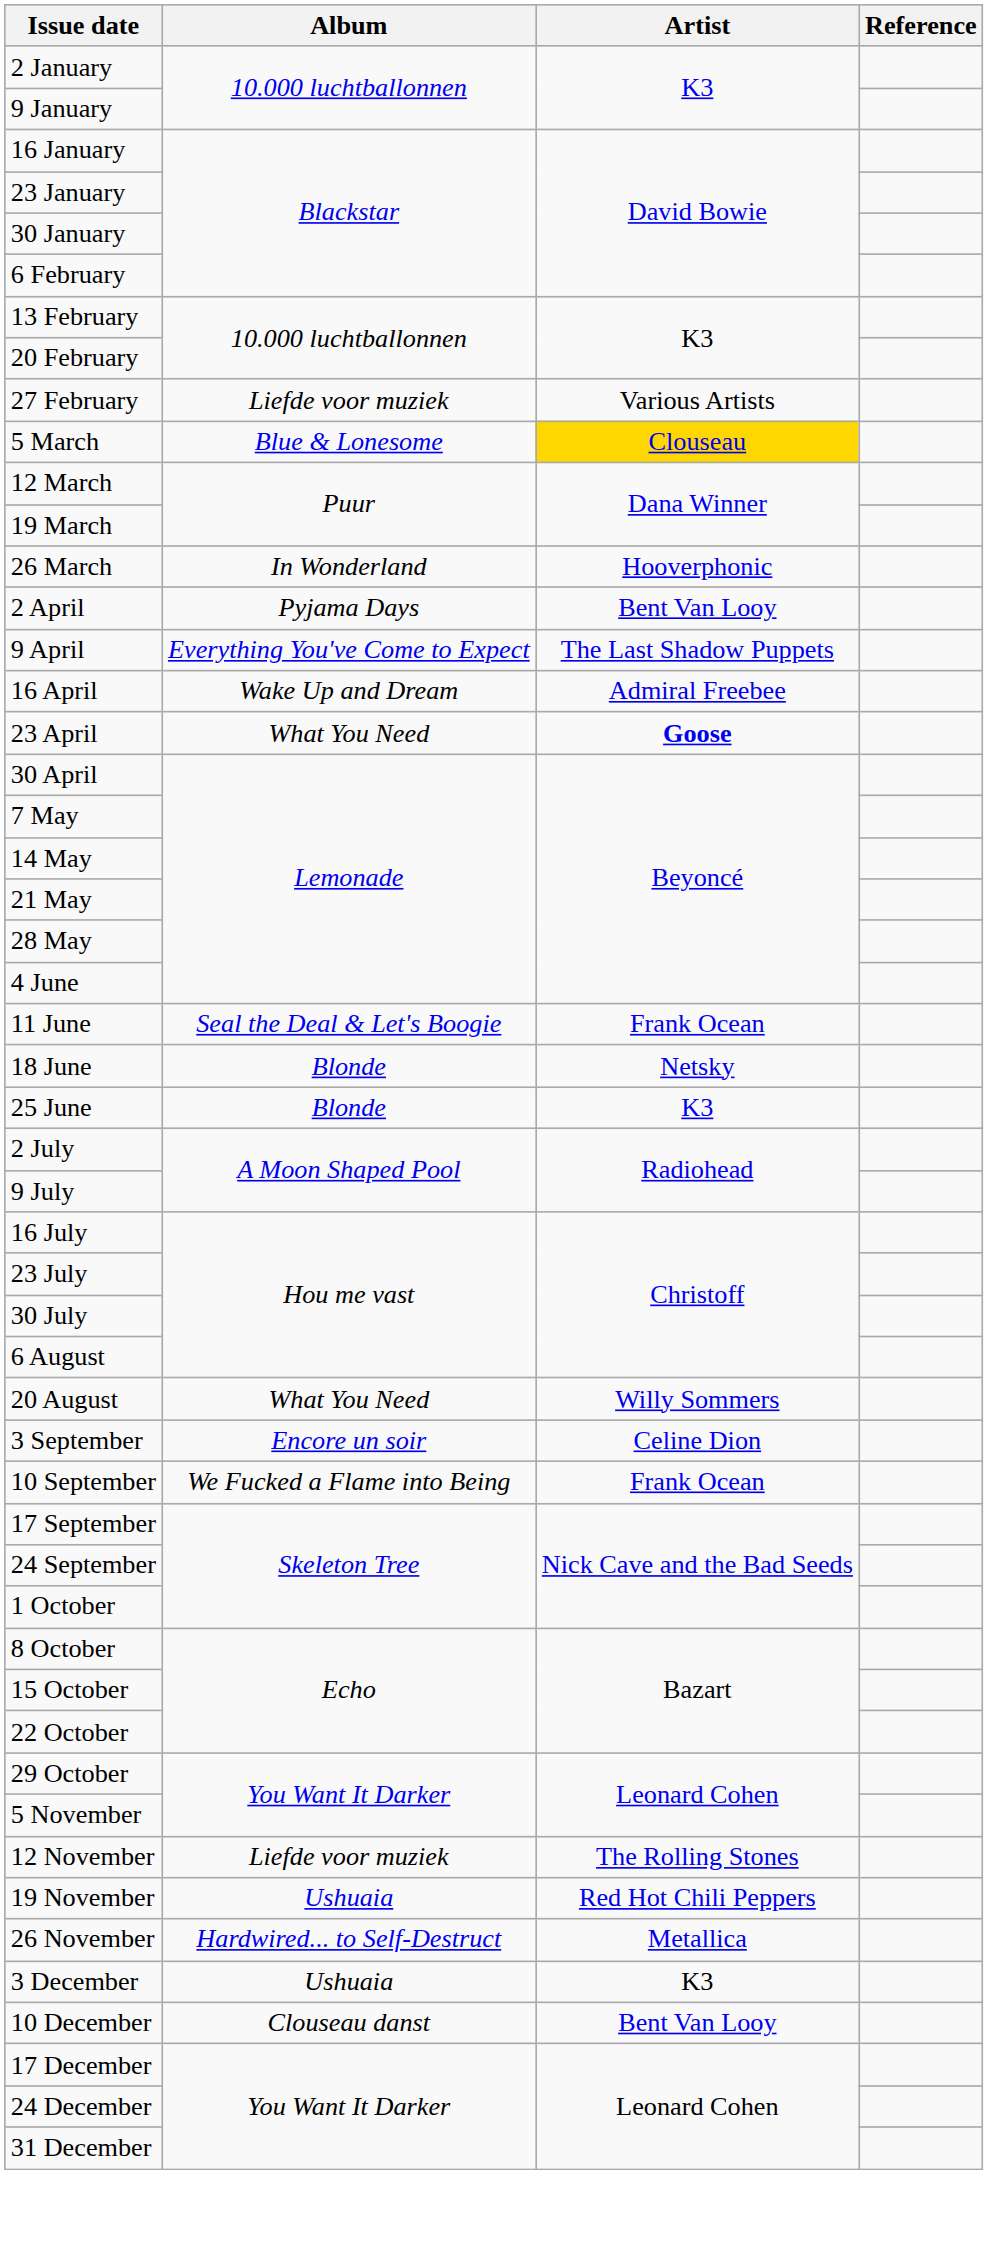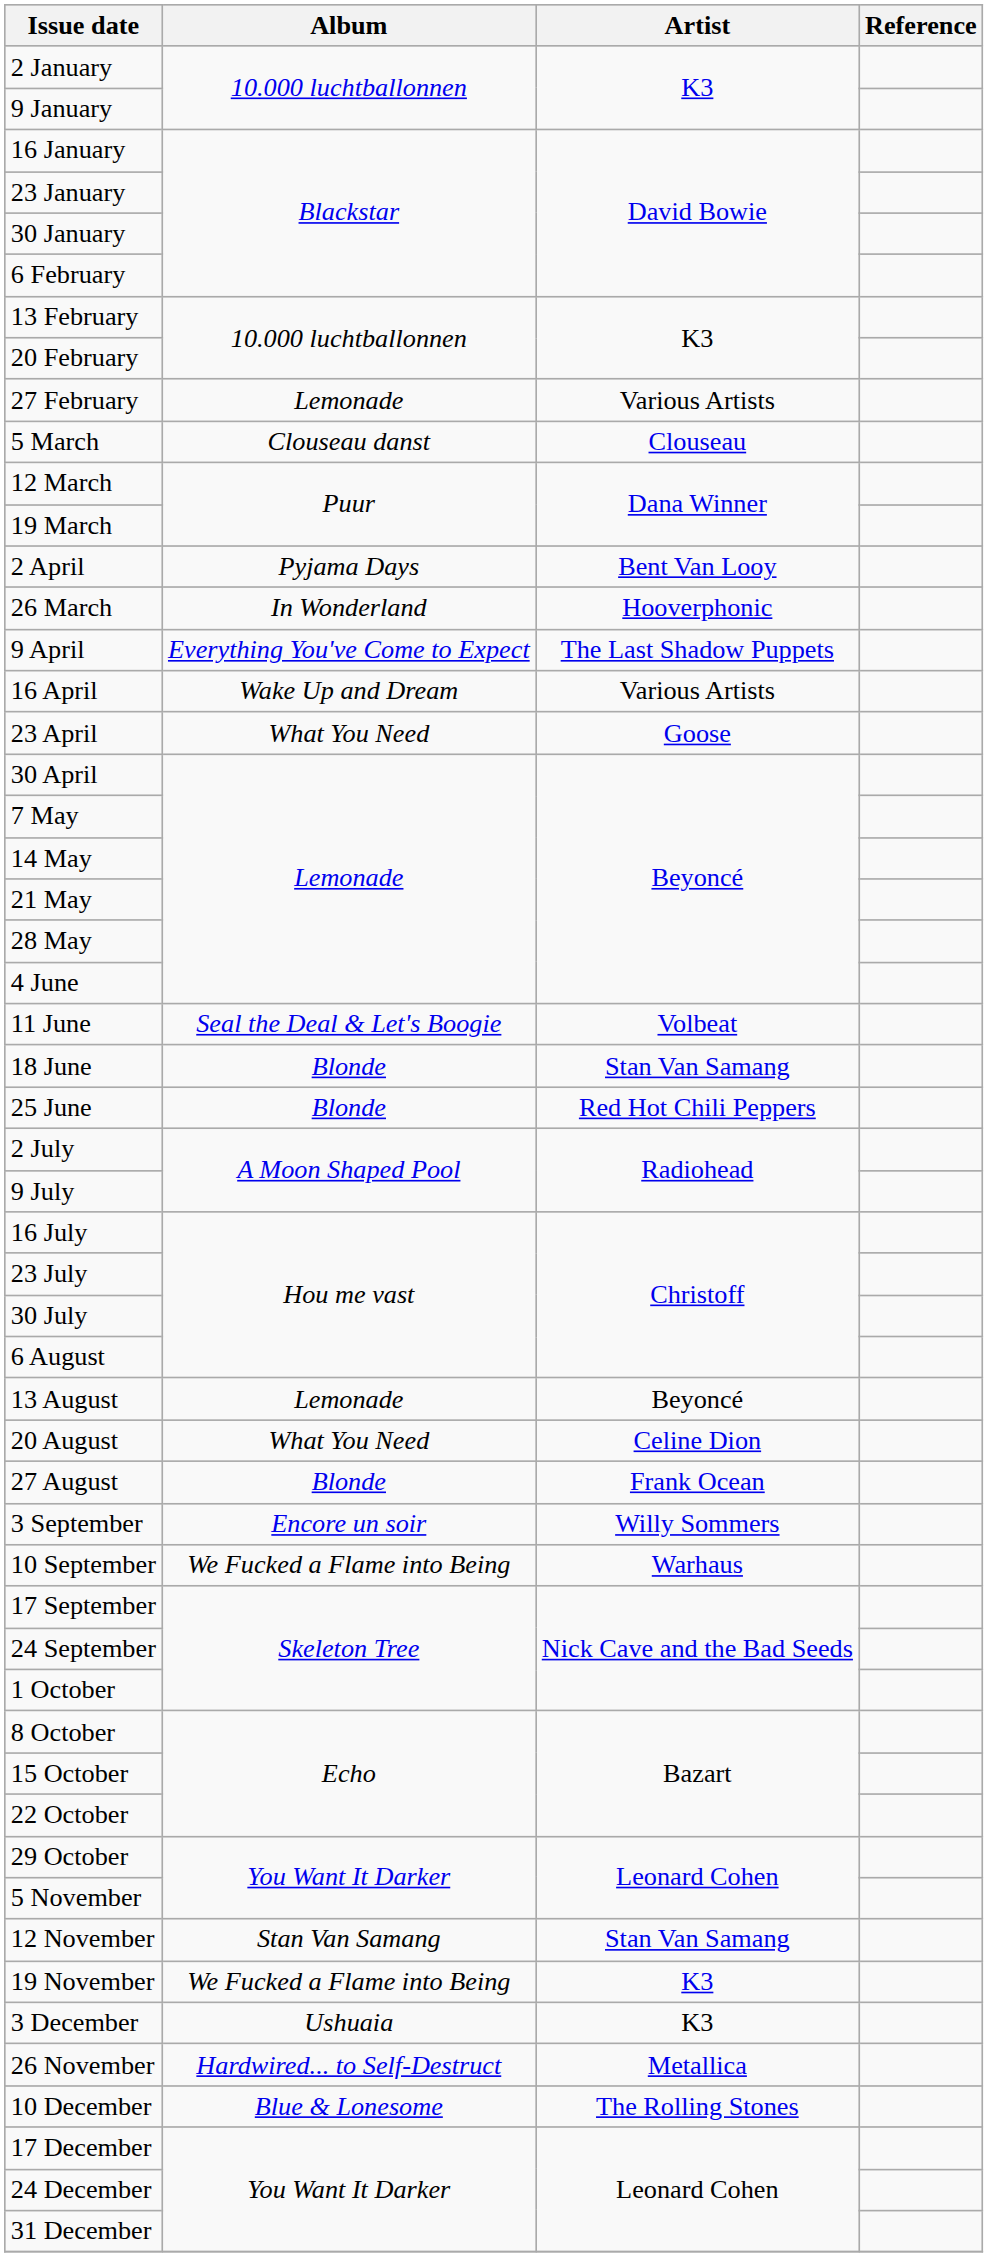(349, 399) Liefde voor muziek -> (349, 399) Lemonade
(349, 441) Blue & Lonesome -> (349, 441) Clouseau danst
(697, 441) gold background -> (697, 441) no background
rows swapped: (62, 566) <-> (48, 607)
(697, 691) Admiral Freebee -> (697, 691) Various Artists
(697, 732) bold -> (697, 732) normal
(697, 1024) Frank Ocean -> (697, 1024) Volbeat
(697, 1065) Netsky -> (697, 1065) Stan Van Samang
(697, 1107) K3 -> (697, 1107) Red Hot Chili Peppers
+ row: (64, 1398)
(697, 1398) Willy Sommers -> (697, 1440) Celine Dion
+ row: (64, 1481)
(697, 1440) Celine Dion -> (697, 1523) Willy Sommers
(697, 1481) Frank Ocean -> (697, 1565) Warhaus
(349, 1856) Liefde voor muziek -> (349, 1939) Stan Van Samang
(697, 1856) The Rolling Stones -> (697, 1939) Stan Van Samang
(349, 1897) Ushuaia -> (349, 1981) We Fucked a Flame into Being
(697, 1897) Red Hot Chili Peppers -> (697, 1981) K3
rows swapped: (83, 1939) <-> (75, 1981)
(349, 2022) Clouseau danst -> (349, 2106) Blue & Lonesome
(697, 2022) Bent Van Looy -> (697, 2106) The Rolling Stones
